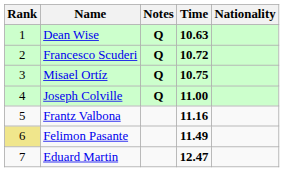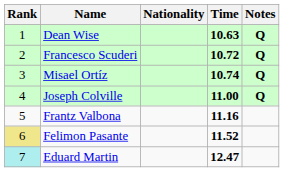columns swapped: (245, 14) <-> (159, 14)
(194, 75) 10.75 -> (225, 75) 10.74
(194, 136) 11.49 -> (225, 136) 11.52
(22, 156) no background -> (22, 156) paleturquoise background
